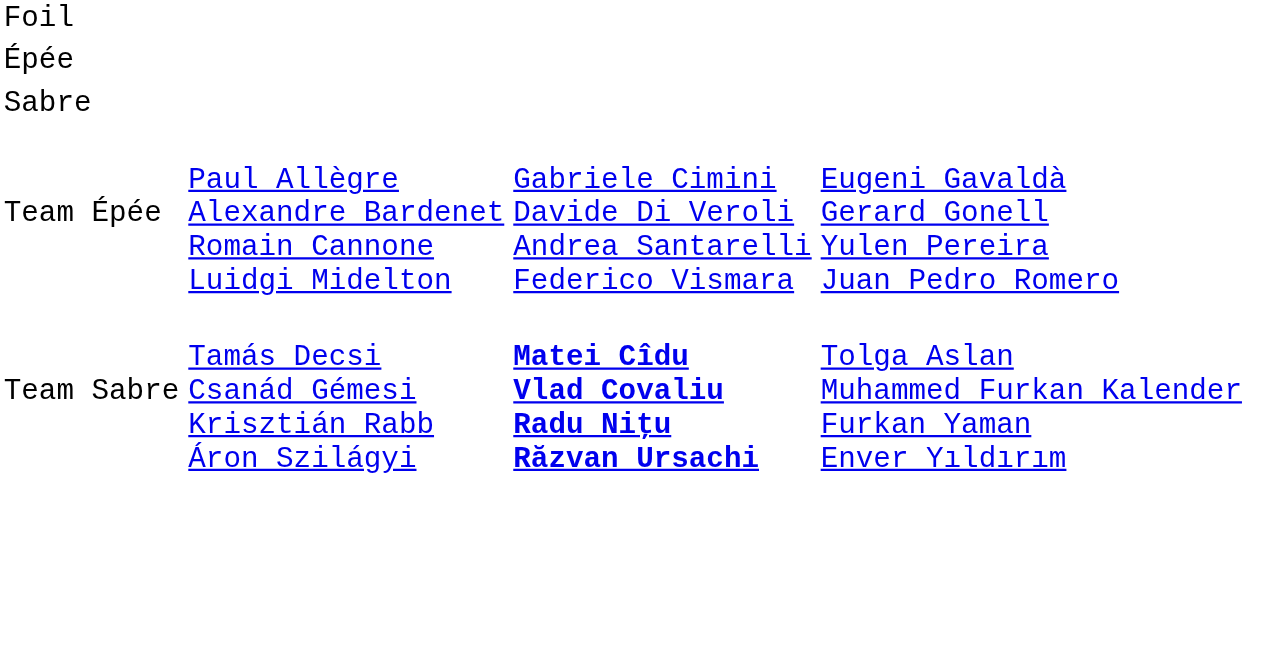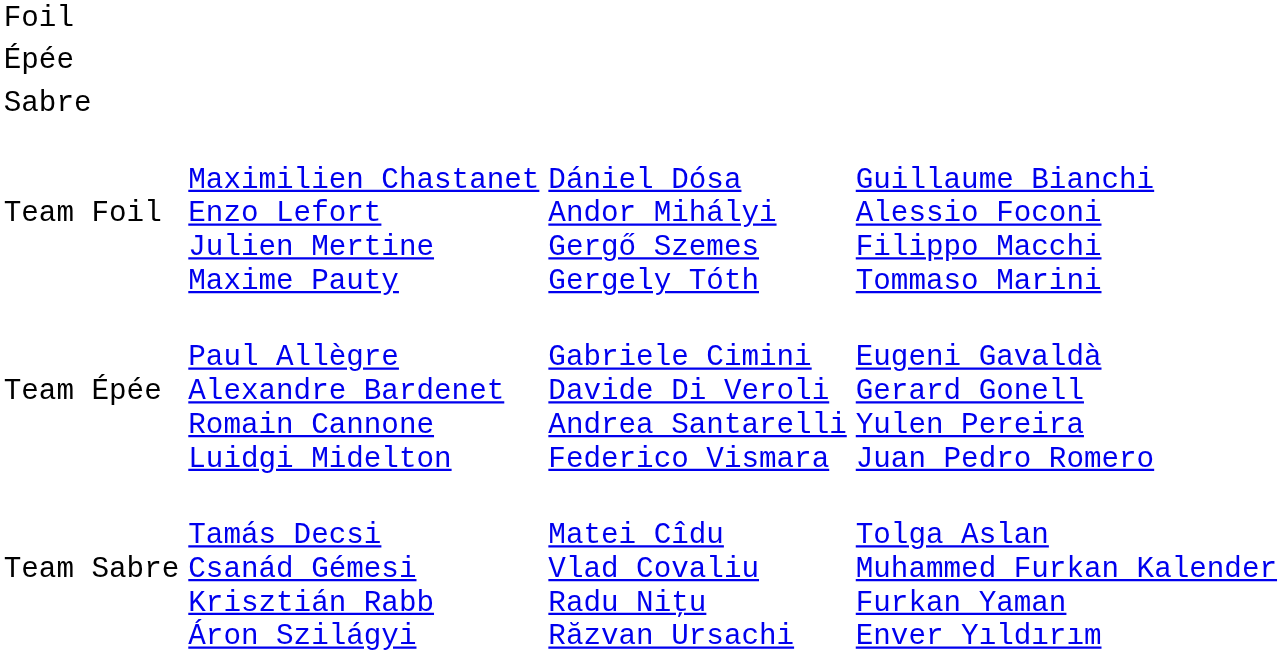+ row: (83, 213)
(636, 408) bold -> (671, 586) normal
